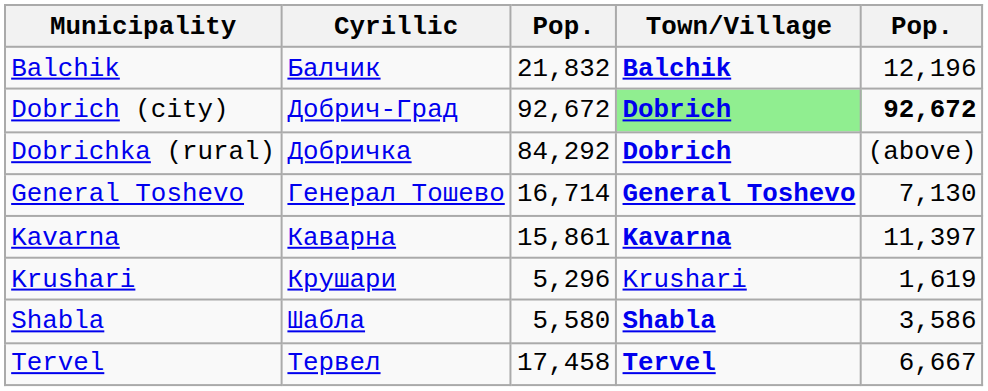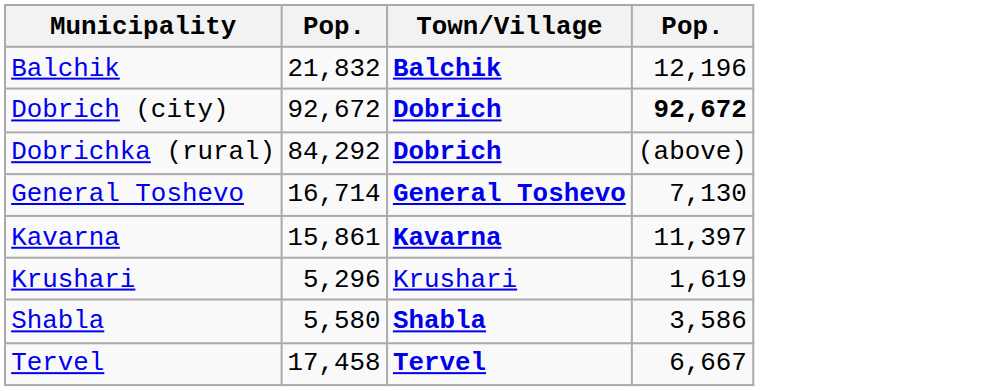- column: (396, 26)
(677, 110) lightgreen background -> (447, 110) no background
